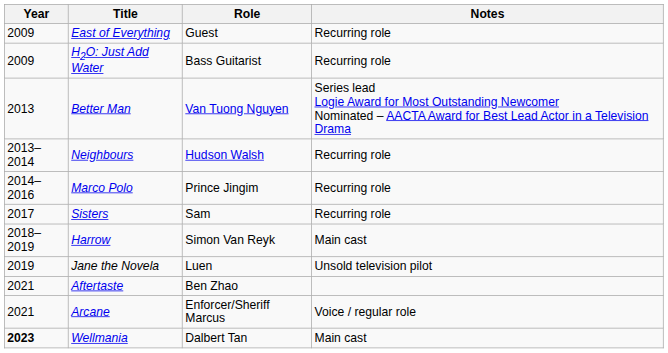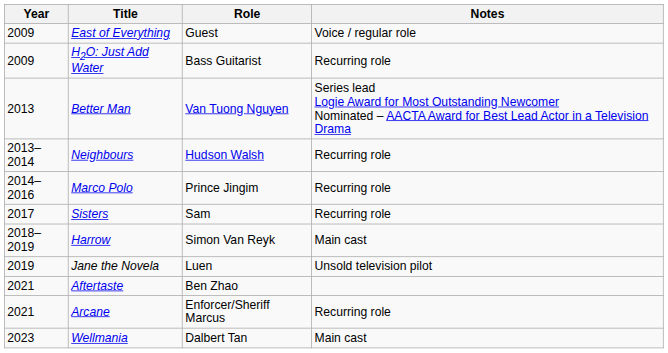(353, 33) Recurring role -> (365, 33) Voice / regular role
(365, 312) Voice / regular role -> (353, 312) Recurring role
(21, 338) bold -> (21, 338) normal
